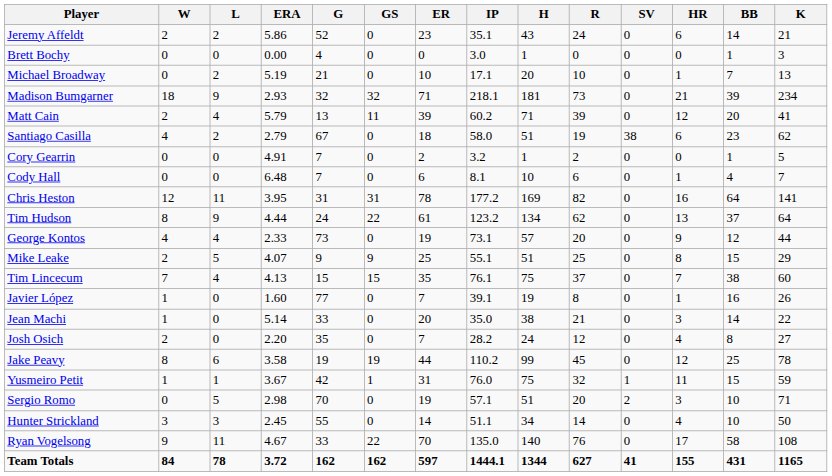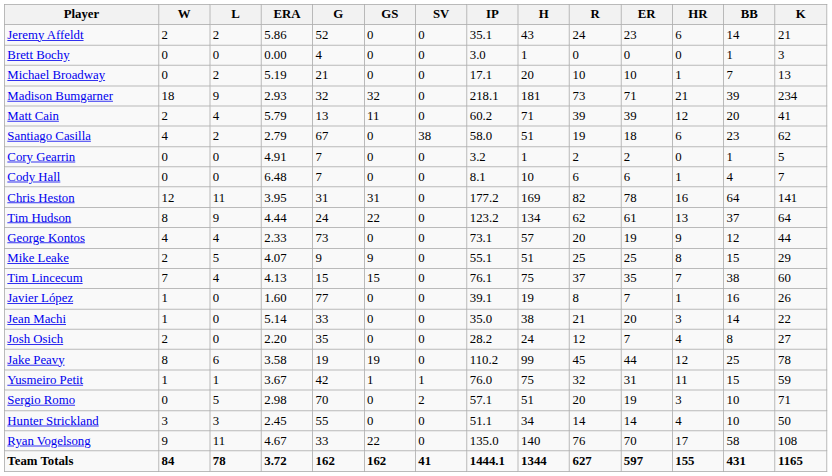columns swapped: (647, 14) <-> (441, 14)
